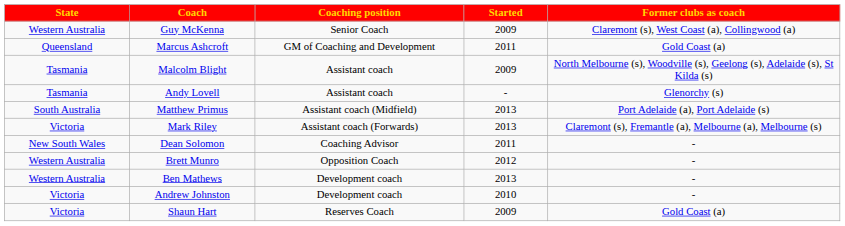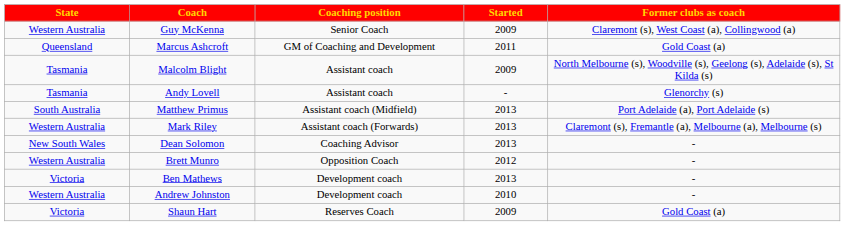(67, 127) Victoria -> (67, 127) Western Australia
(506, 144) 2011 -> (506, 144) 2013
(67, 178) Western Australia -> (67, 178) Victoria
(67, 195) Victoria -> (67, 195) Western Australia
